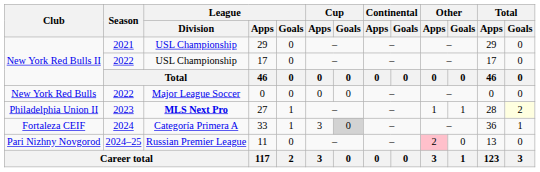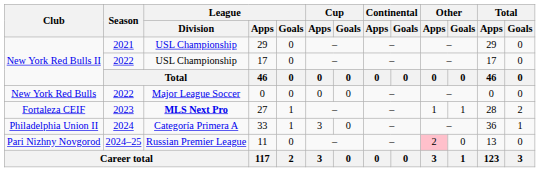(54, 110) Philadelphia Union II -> (54, 110) Fortaleza CEIF
(520, 110) lightyellow background -> (520, 110) no background
(54, 126) Fortaleza CEIF -> (54, 126) Philadelphia Union II
(348, 126) lightgrey background -> (348, 126) no background
